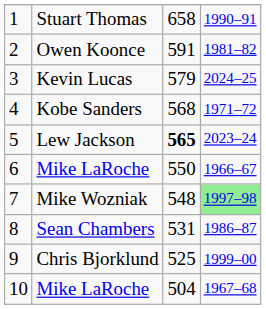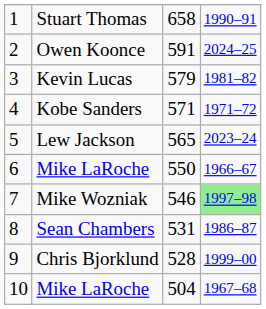(230, 49) 1981–82 -> (230, 49) 2024–25
(230, 79) 2024–25 -> (230, 79) 1981–82
(182, 109) 568 -> (182, 109) 571
(182, 139) bold -> (182, 139) normal
(182, 199) 548 -> (182, 199) 546
(182, 259) 525 -> (182, 259) 528
